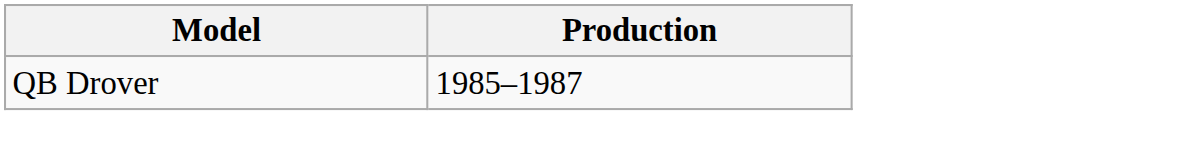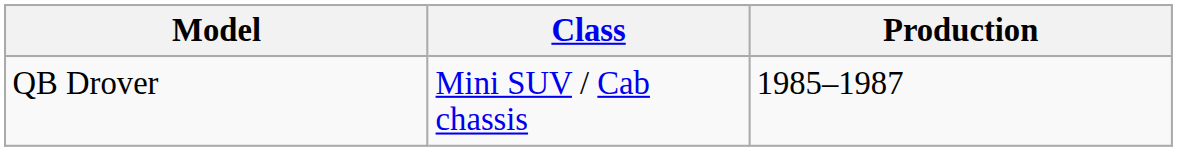+ column: (589, 30)
